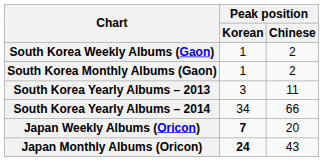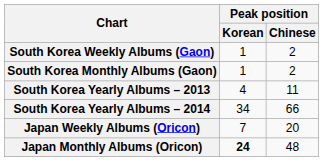(243, 90) 3 -> (243, 90) 4
(243, 128) bold -> (243, 128) normal
(292, 147) 43 -> (292, 147) 48
